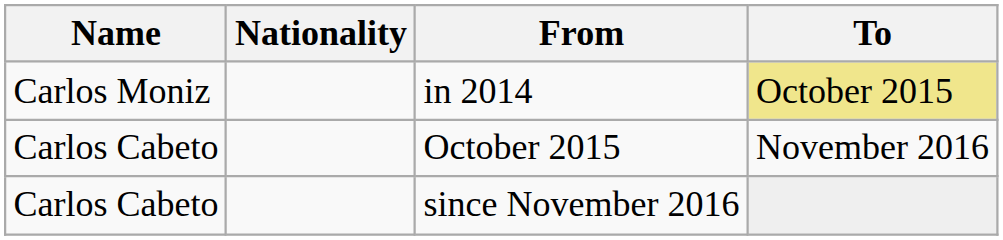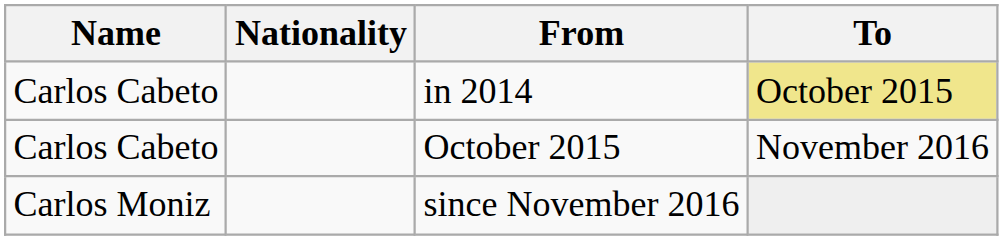(112, 90) Carlos Moniz -> (116, 90) Carlos Cabeto
(116, 204) Carlos Cabeto -> (112, 204) Carlos Moniz
